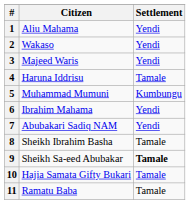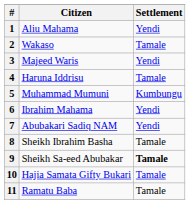(148, 45) Yendi -> (151, 45) Tamale
